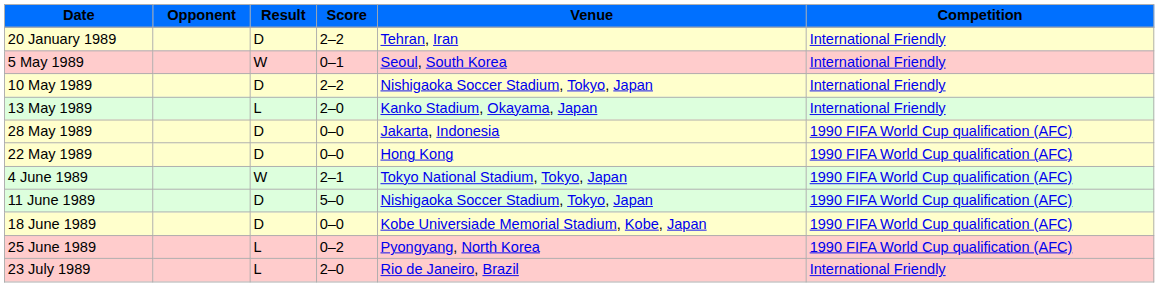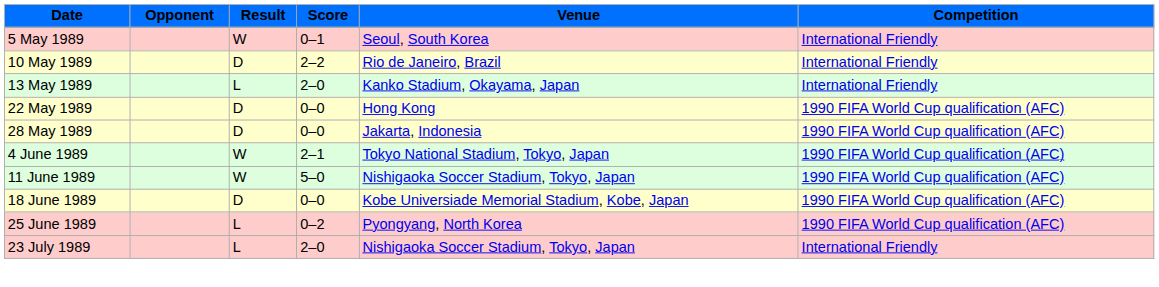- row: (62, 39)
(517, 85) Nishigaoka Soccer Stadium, Tokyo, Japan -> (432, 62) Rio de Janeiro, Brazil
rows swapped: (50, 154) <-> (50, 131)
(259, 200) D -> (240, 177) W
(450, 270) Rio de Janeiro, Brazil -> (499, 246) Nishigaoka Soccer Stadium, Tokyo, Japan
